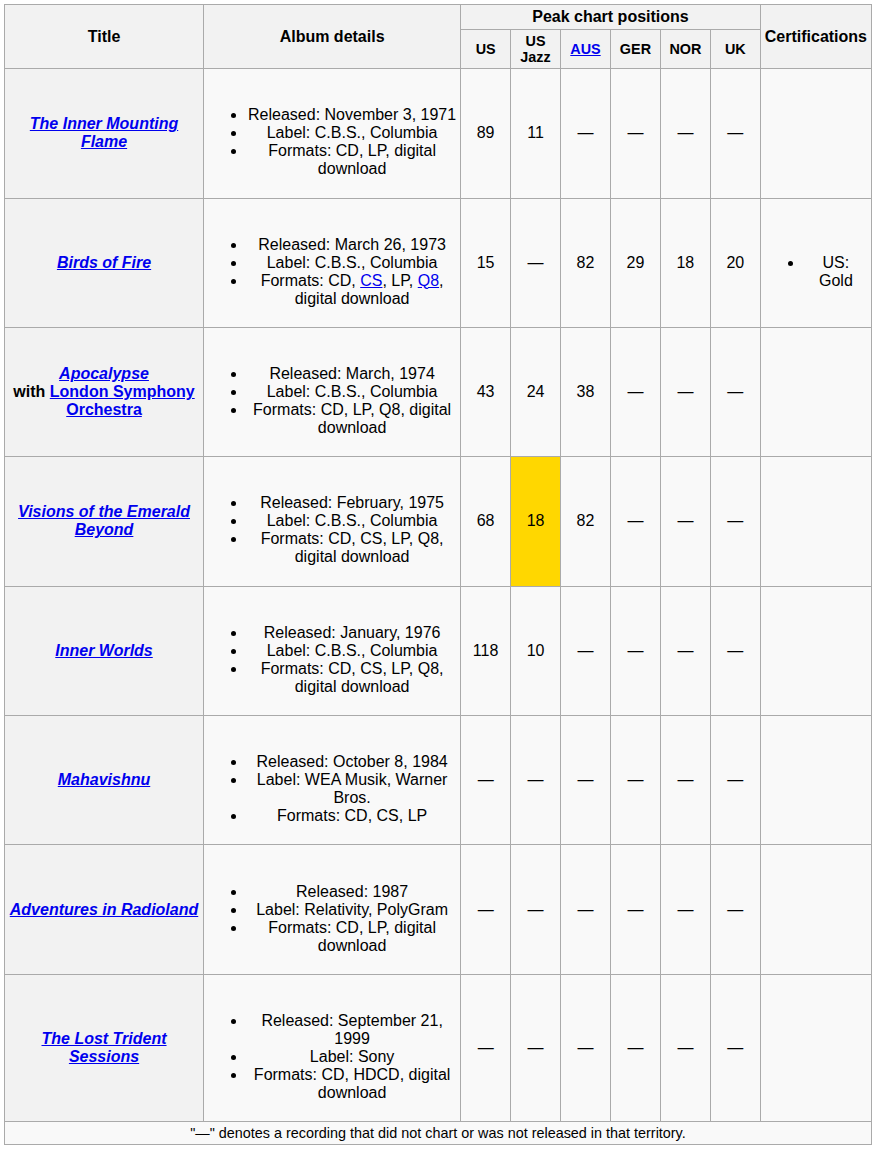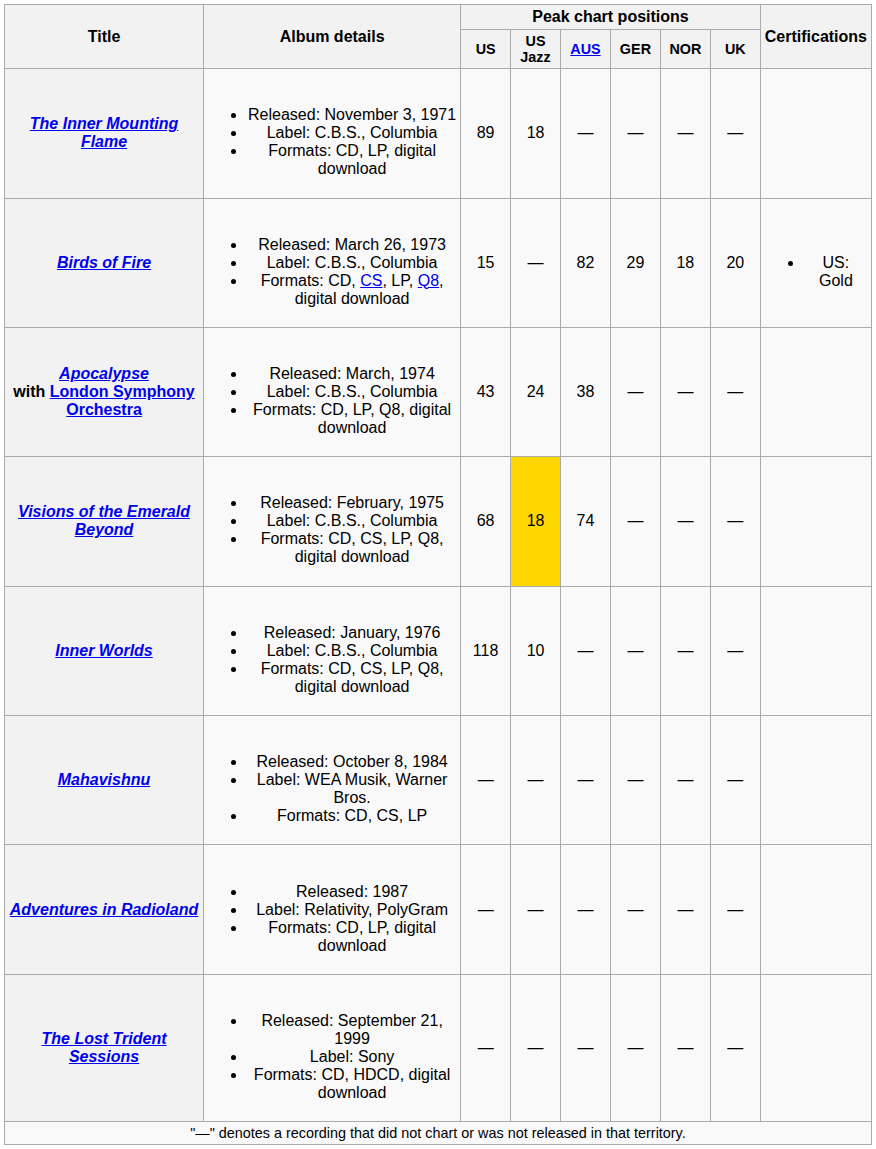(536, 133) 11 -> (536, 133) 18
(585, 521) 82 -> (585, 521) 74
